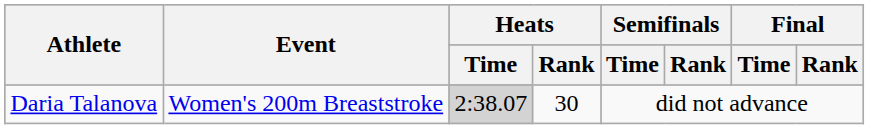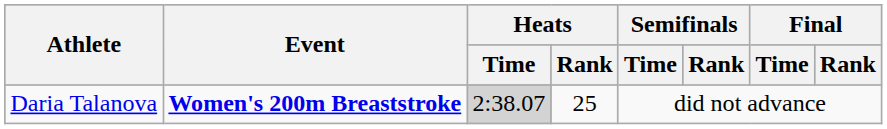(306, 104) normal -> (315, 104) bold
(567, 104) 30 -> (585, 104) 25
